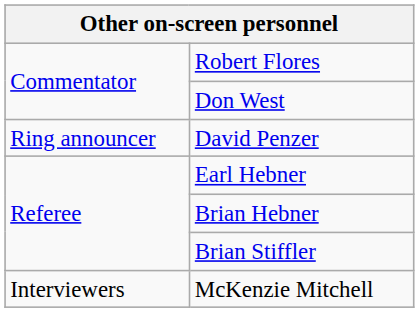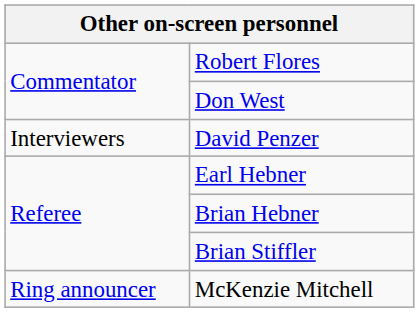(83, 137) Ring announcer -> (67, 137) Interviewers
(67, 288) Interviewers -> (83, 288) Ring announcer
